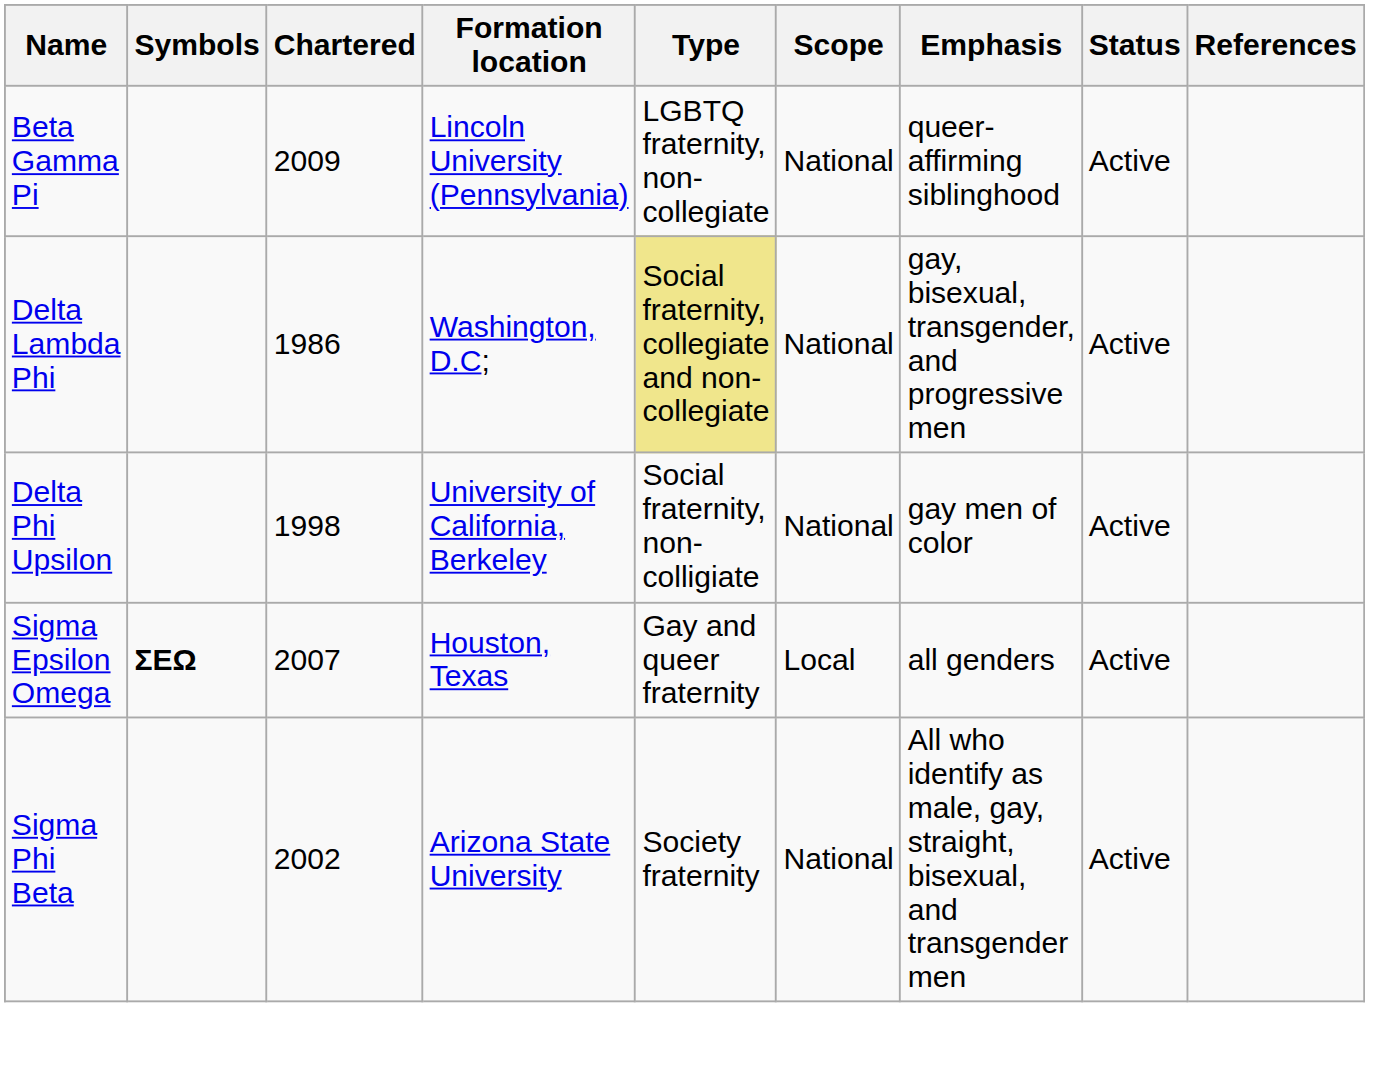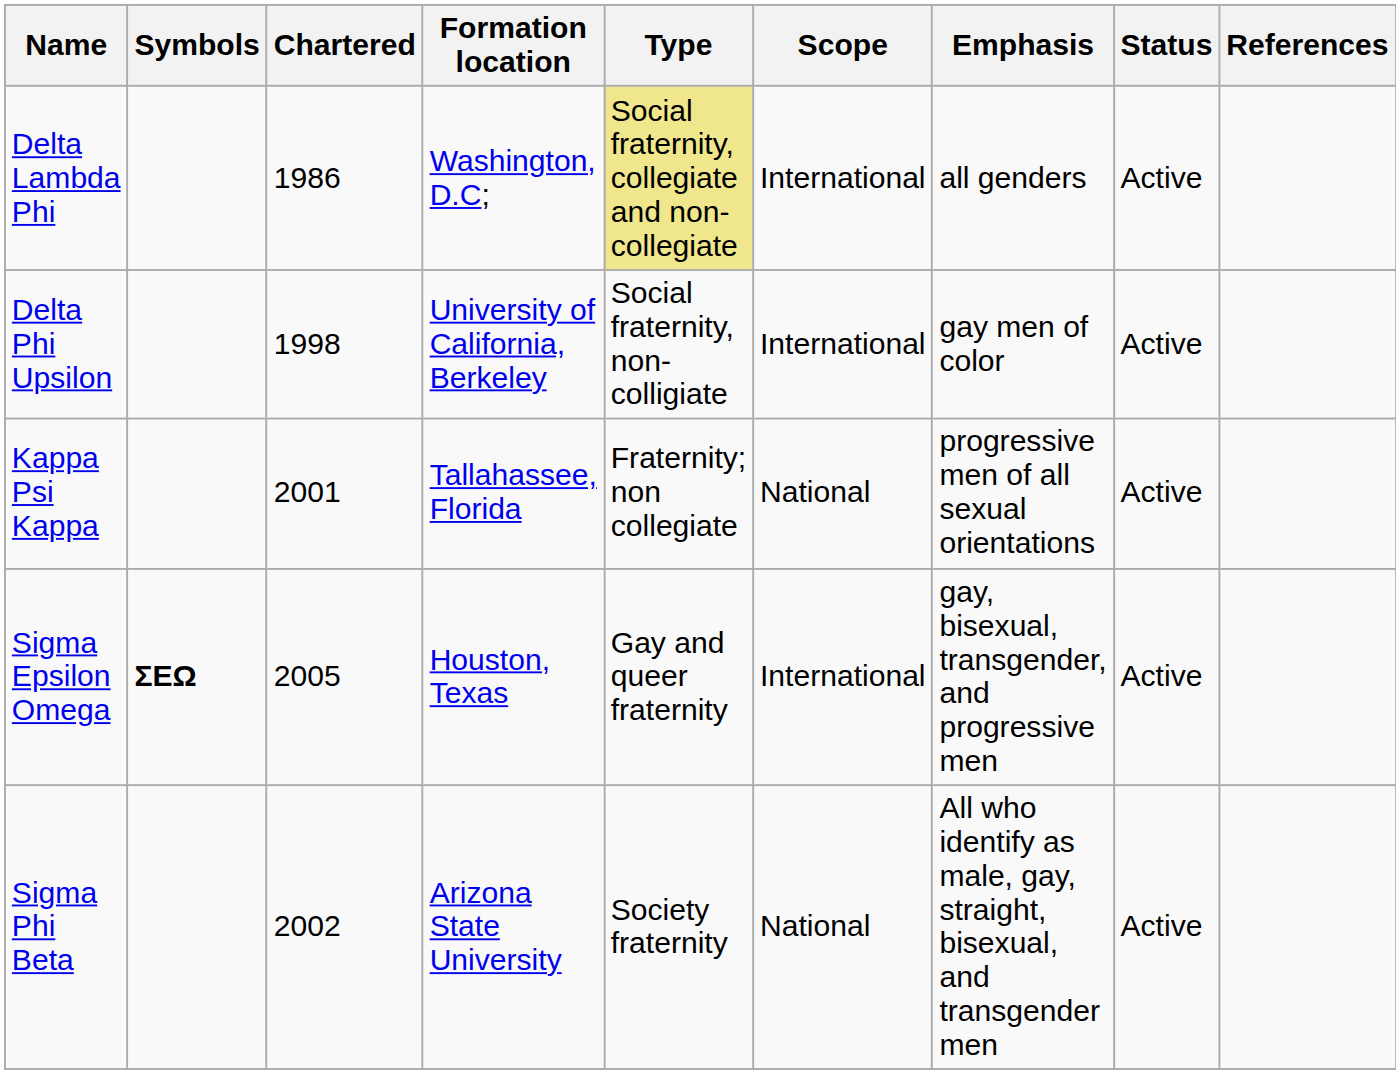- row: (65, 160)
(839, 343) National -> (843, 177) International
(991, 343) gay, bisexual, transgender, and progressive men -> (1013, 177) all genders
(839, 526) National -> (843, 343) International
+ row: (55, 492)
(307, 659) 2007 -> (307, 676) 2005
(819, 659) Local -> (843, 676) International
(981, 659) all genders -> (1023, 676) gay, bisexual, transgender, and progressive men
